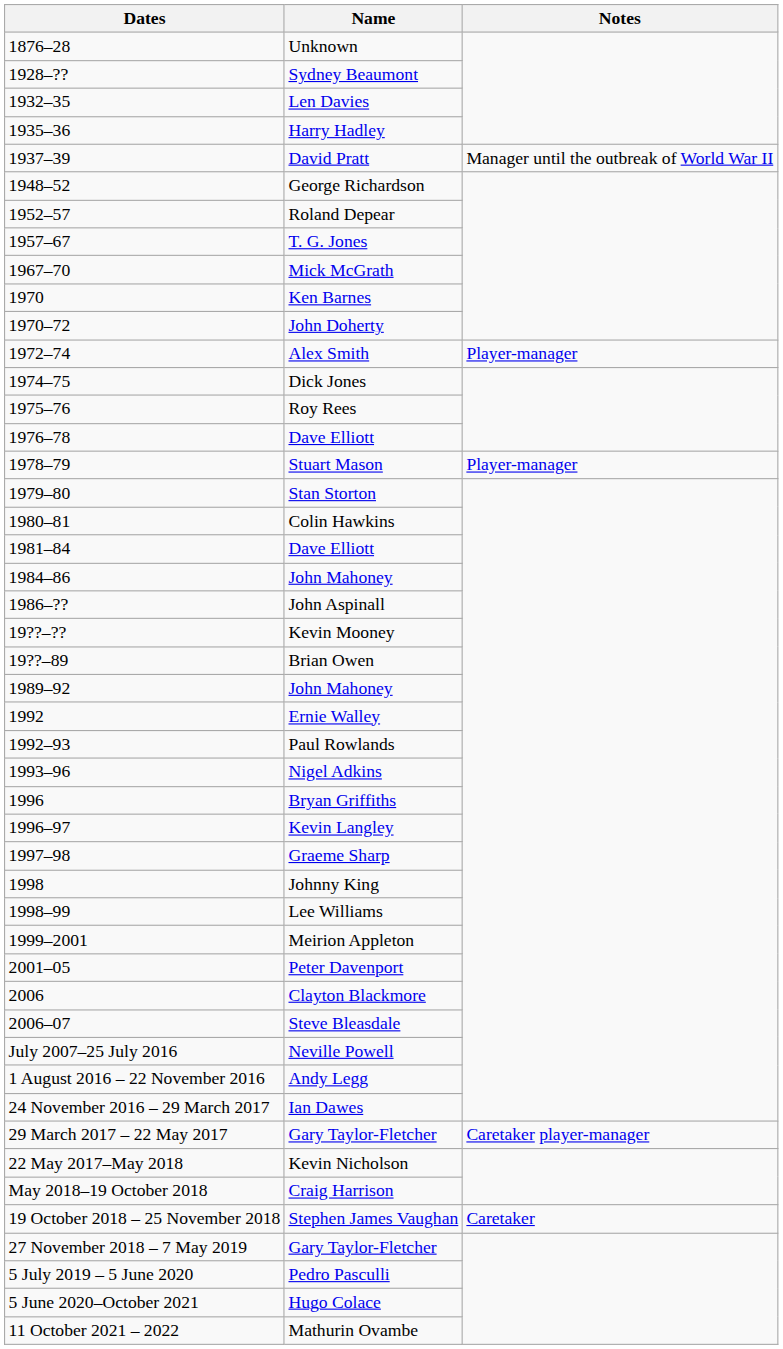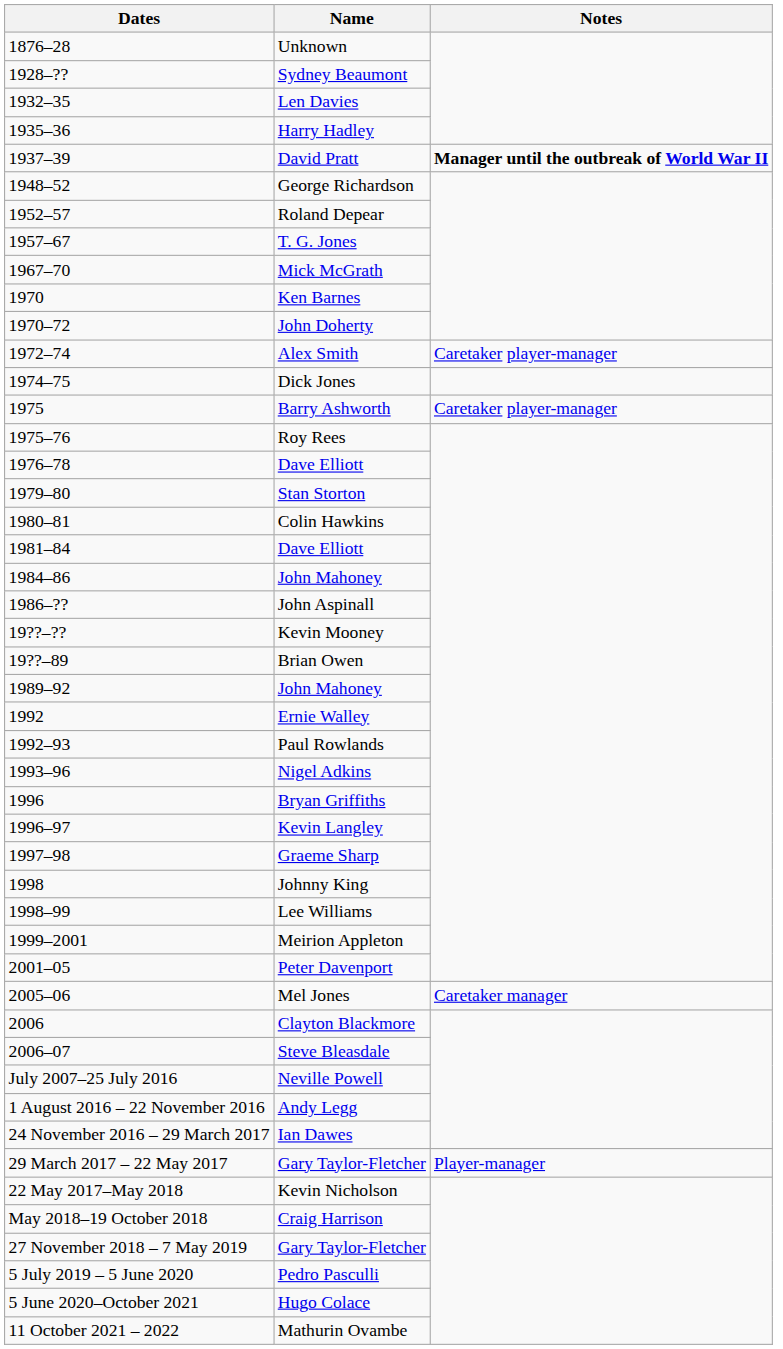(620, 158) normal -> (601, 158) bold
(522, 353) Player-manager -> (525, 353) Caretaker player-manager
+ row: (26, 409)
- row: (39, 465)
+ row: (39, 995)
(558, 1134) Caretaker player-manager -> (490, 1162) Player-manager
- row: (144, 1218)
